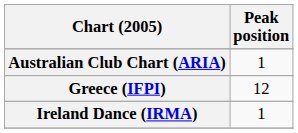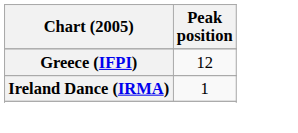- row: (117, 62)
